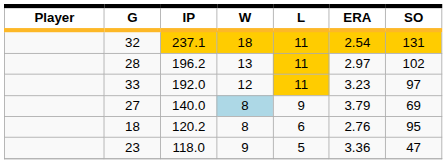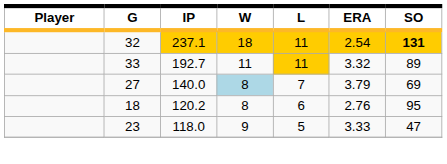(414, 42) normal -> (414, 42) bold
- row: (132, 63)
(189, 84) 192.0 -> (189, 63) 192.7
(245, 84) 12 -> (245, 63) 11
(357, 84) 3.23 -> (357, 63) 3.32
(414, 84) 97 -> (414, 63) 89
(301, 105) 9 -> (301, 84) 7
(357, 148) 3.36 -> (357, 126) 3.33
